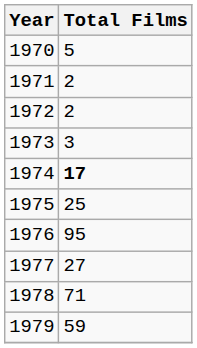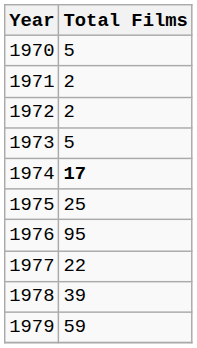(69, 143) 3 -> (69, 143) 5
(75, 266) 27 -> (75, 266) 22
(75, 297) 71 -> (75, 297) 39
